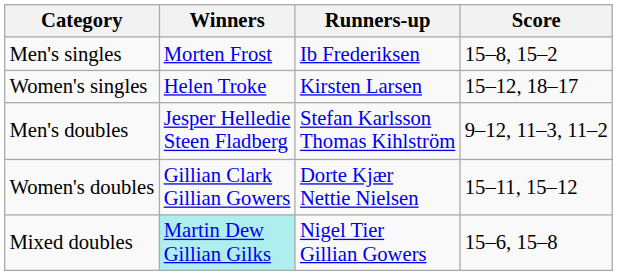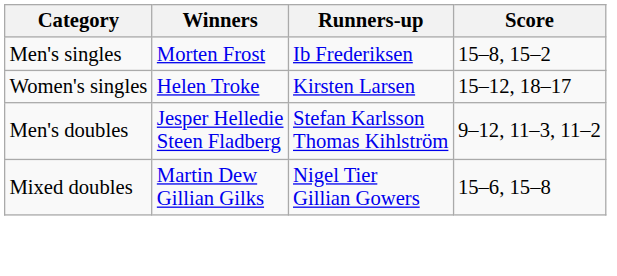- row: (82, 186)
(217, 242) paleturquoise background -> (210, 186) no background
